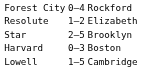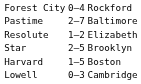+ row: (24, 21)
(76, 48) 0–3 -> (76, 61) 1–5
(76, 61) 1–5 -> (76, 75) 0–3
